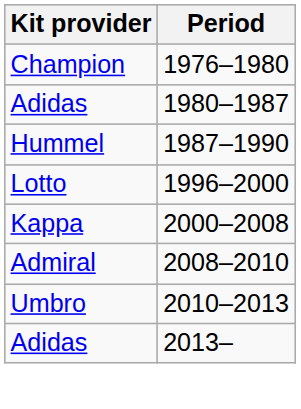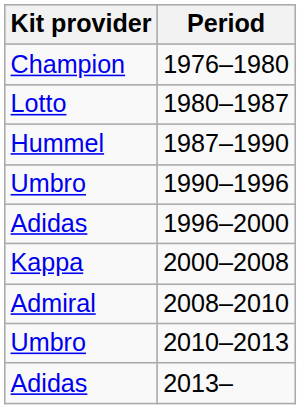(49, 104) Adidas -> (39, 104) Lotto
+ row: (226, 183)
(39, 183) Lotto -> (49, 223) Adidas
